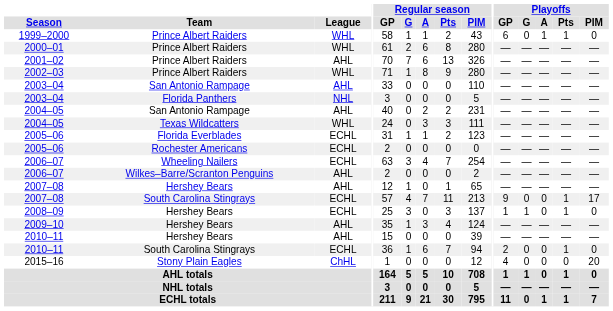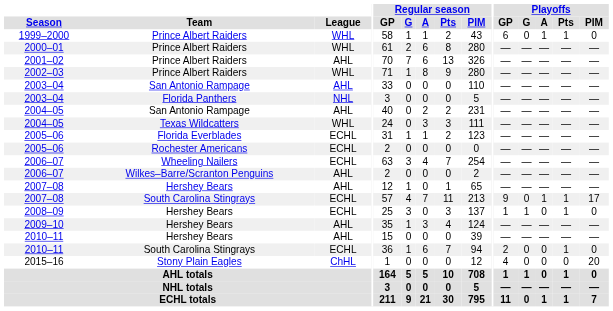(544, 199) 0 -> (544, 199) 1
